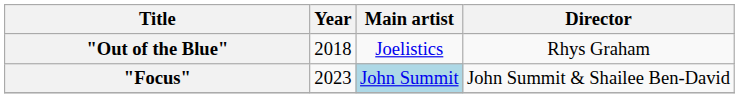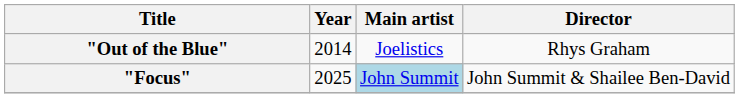(333, 48) 2018 -> (333, 48) 2014
(333, 78) 2023 -> (333, 78) 2025
